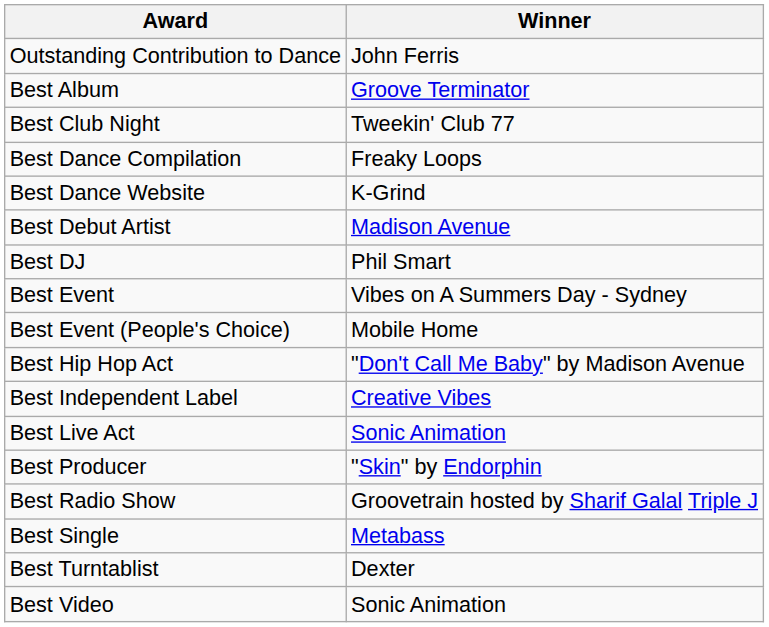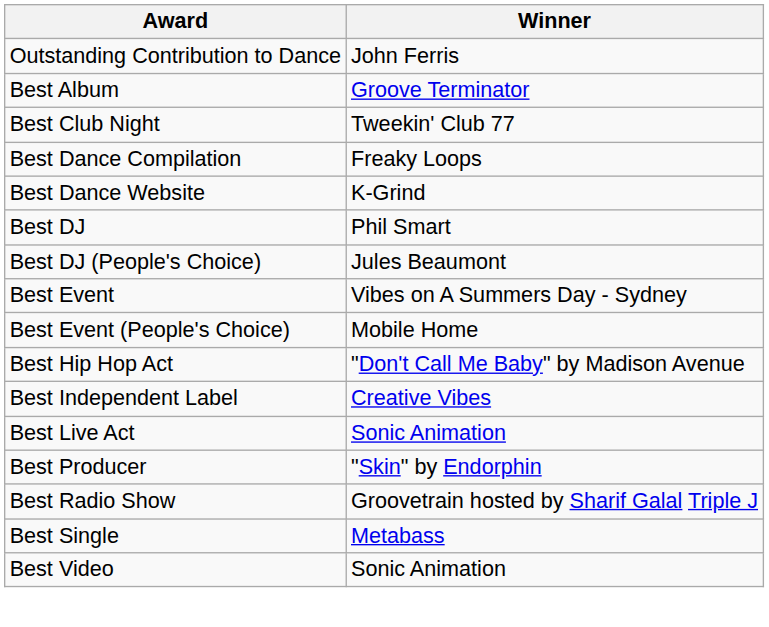- row: (90, 227)
+ row: (135, 261)
- row: (84, 569)
